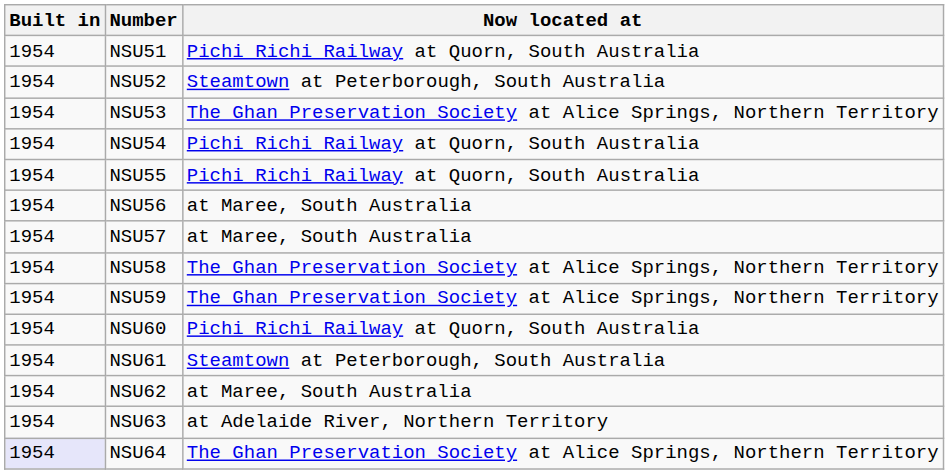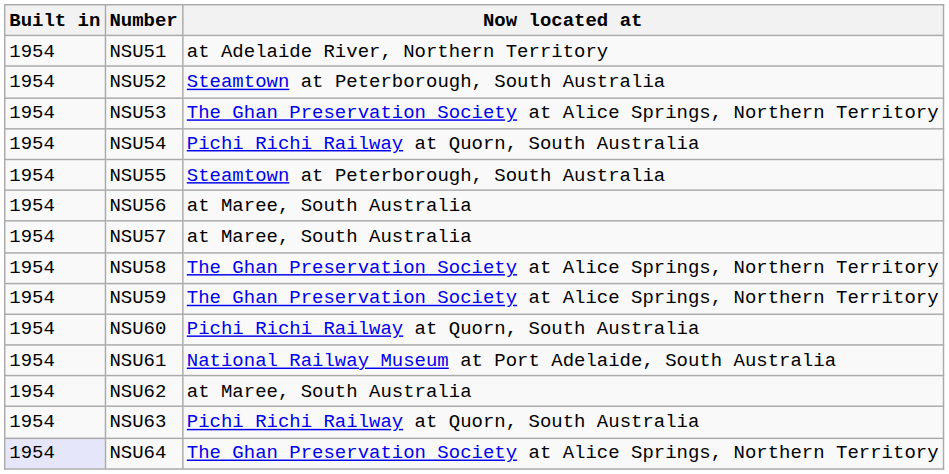(443, 51) Pichi Richi Railway at Quorn, South Australia -> (398, 51) at Adelaide River, Northern Territory
(443, 175) Pichi Richi Railway at Quorn, South Australia -> (426, 175) Steamtown at Peterborough, South Australia
(426, 360) Steamtown at Peterborough, South Australia -> (511, 360) National Railway Museum at Port Adelaide, South Australia
(398, 422) at Adelaide River, Northern Territory -> (443, 422) Pichi Richi Railway at Quorn, South Australia
